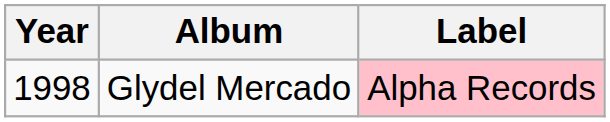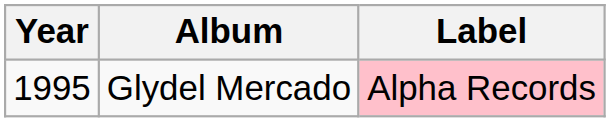(52, 87) 1998 -> (52, 87) 1995
